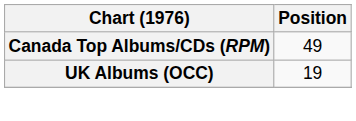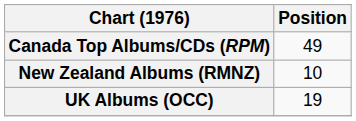+ row: (139, 73)
